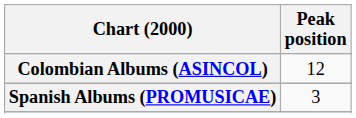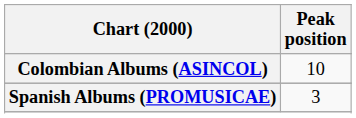(316, 68) 12 -> (316, 68) 10
